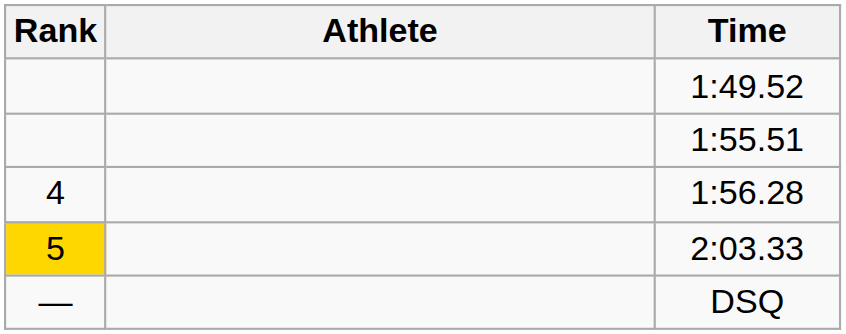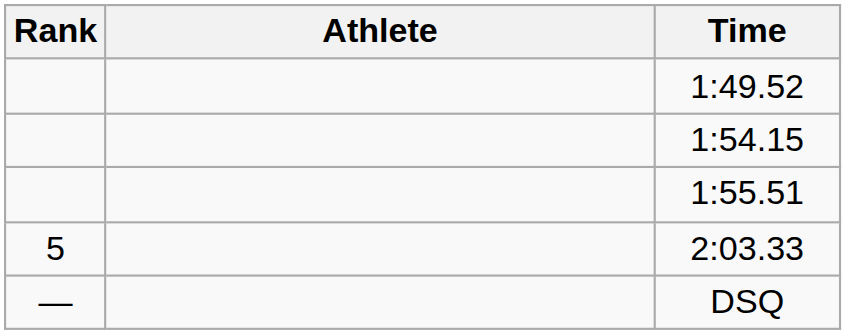+ row: (747, 139)
- row: (747, 193)
(56, 247) gold background -> (56, 247) no background
